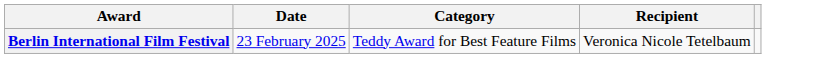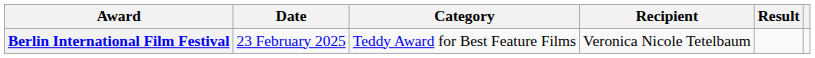+ column: (779, 16)
